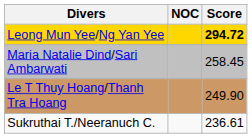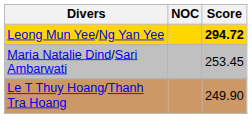(224, 61) 258.45 -> (224, 61) 253.45
- row: (81, 123)
